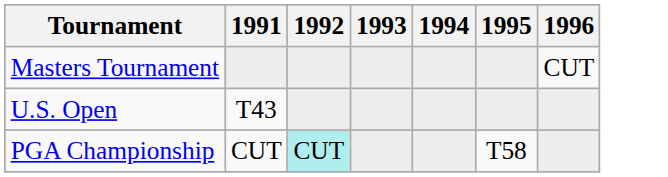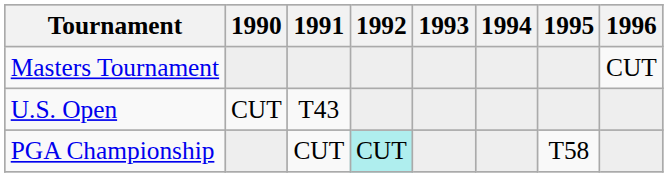+ column: (256, 25)
